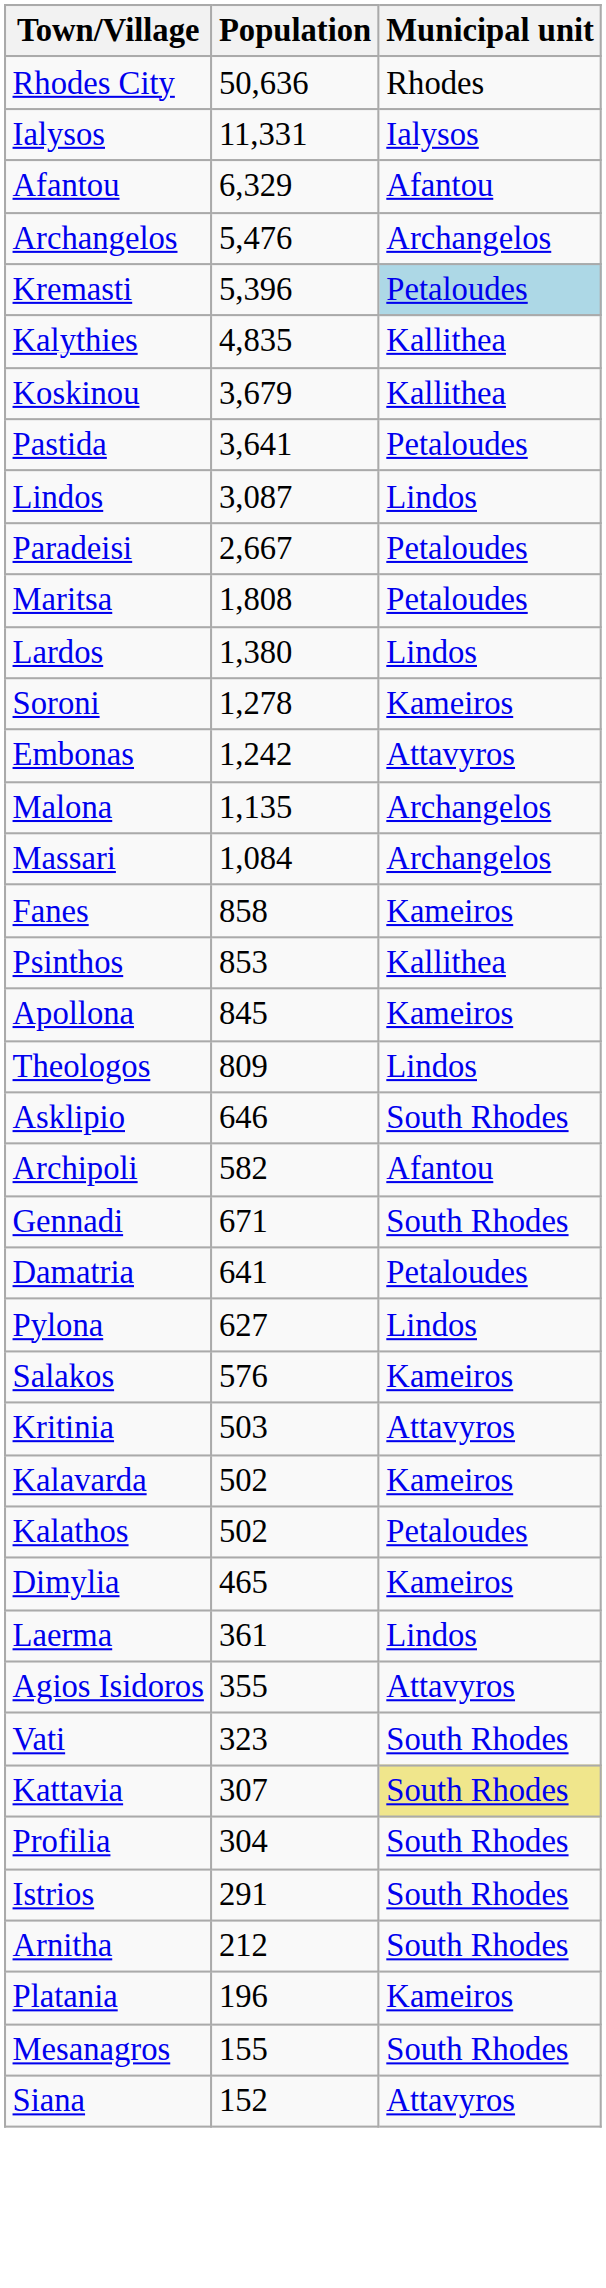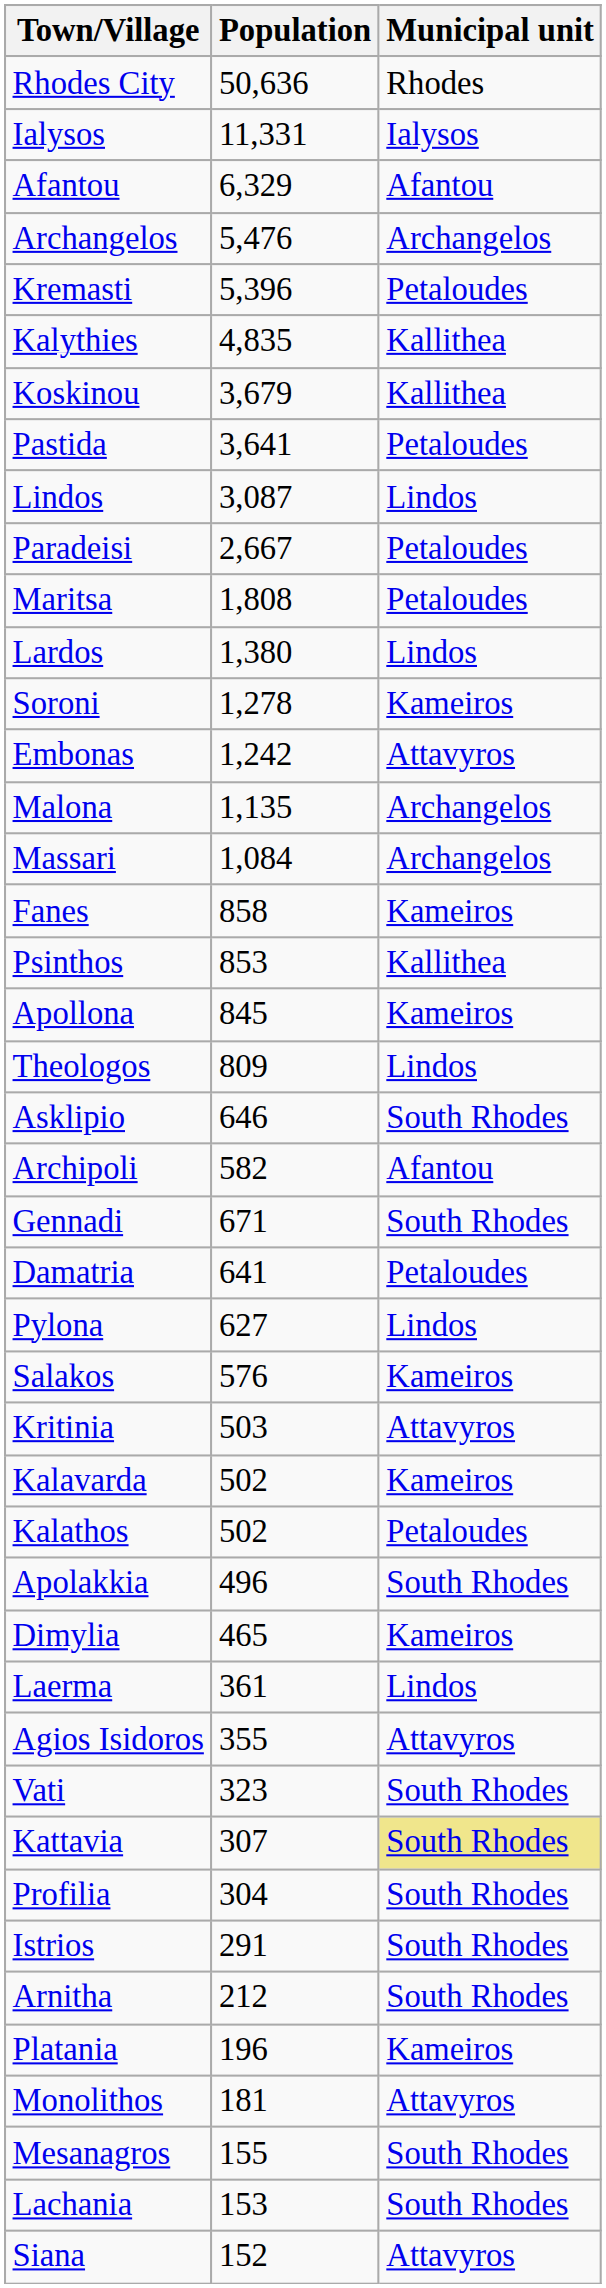(457, 289) lightblue background -> (457, 289) no background
+ row: (81, 1583)
+ row: (88, 2100)
+ row: (72, 2204)
